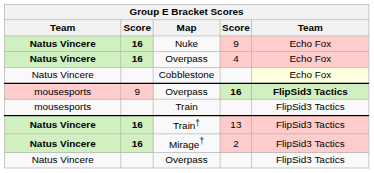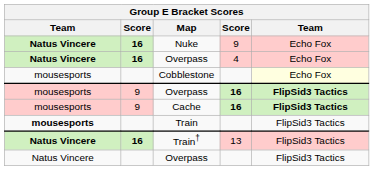(63, 75) Natus Vincere -> (63, 75) mousesports
+ row: (187, 107)
(63, 107) normal -> (63, 123) bold
- row: (187, 143)
